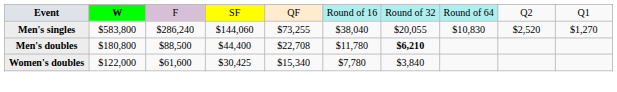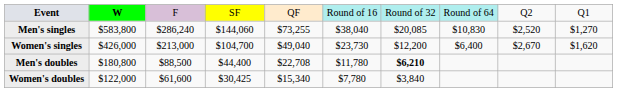(410, 29) $20,055 -> (410, 29) $20,085
+ row: (47, 46)
